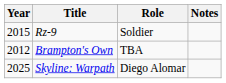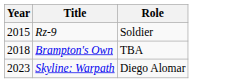- column: (205, 13)
(19, 50) 2012 -> (19, 50) 2018
(19, 68) 2025 -> (19, 68) 2023
